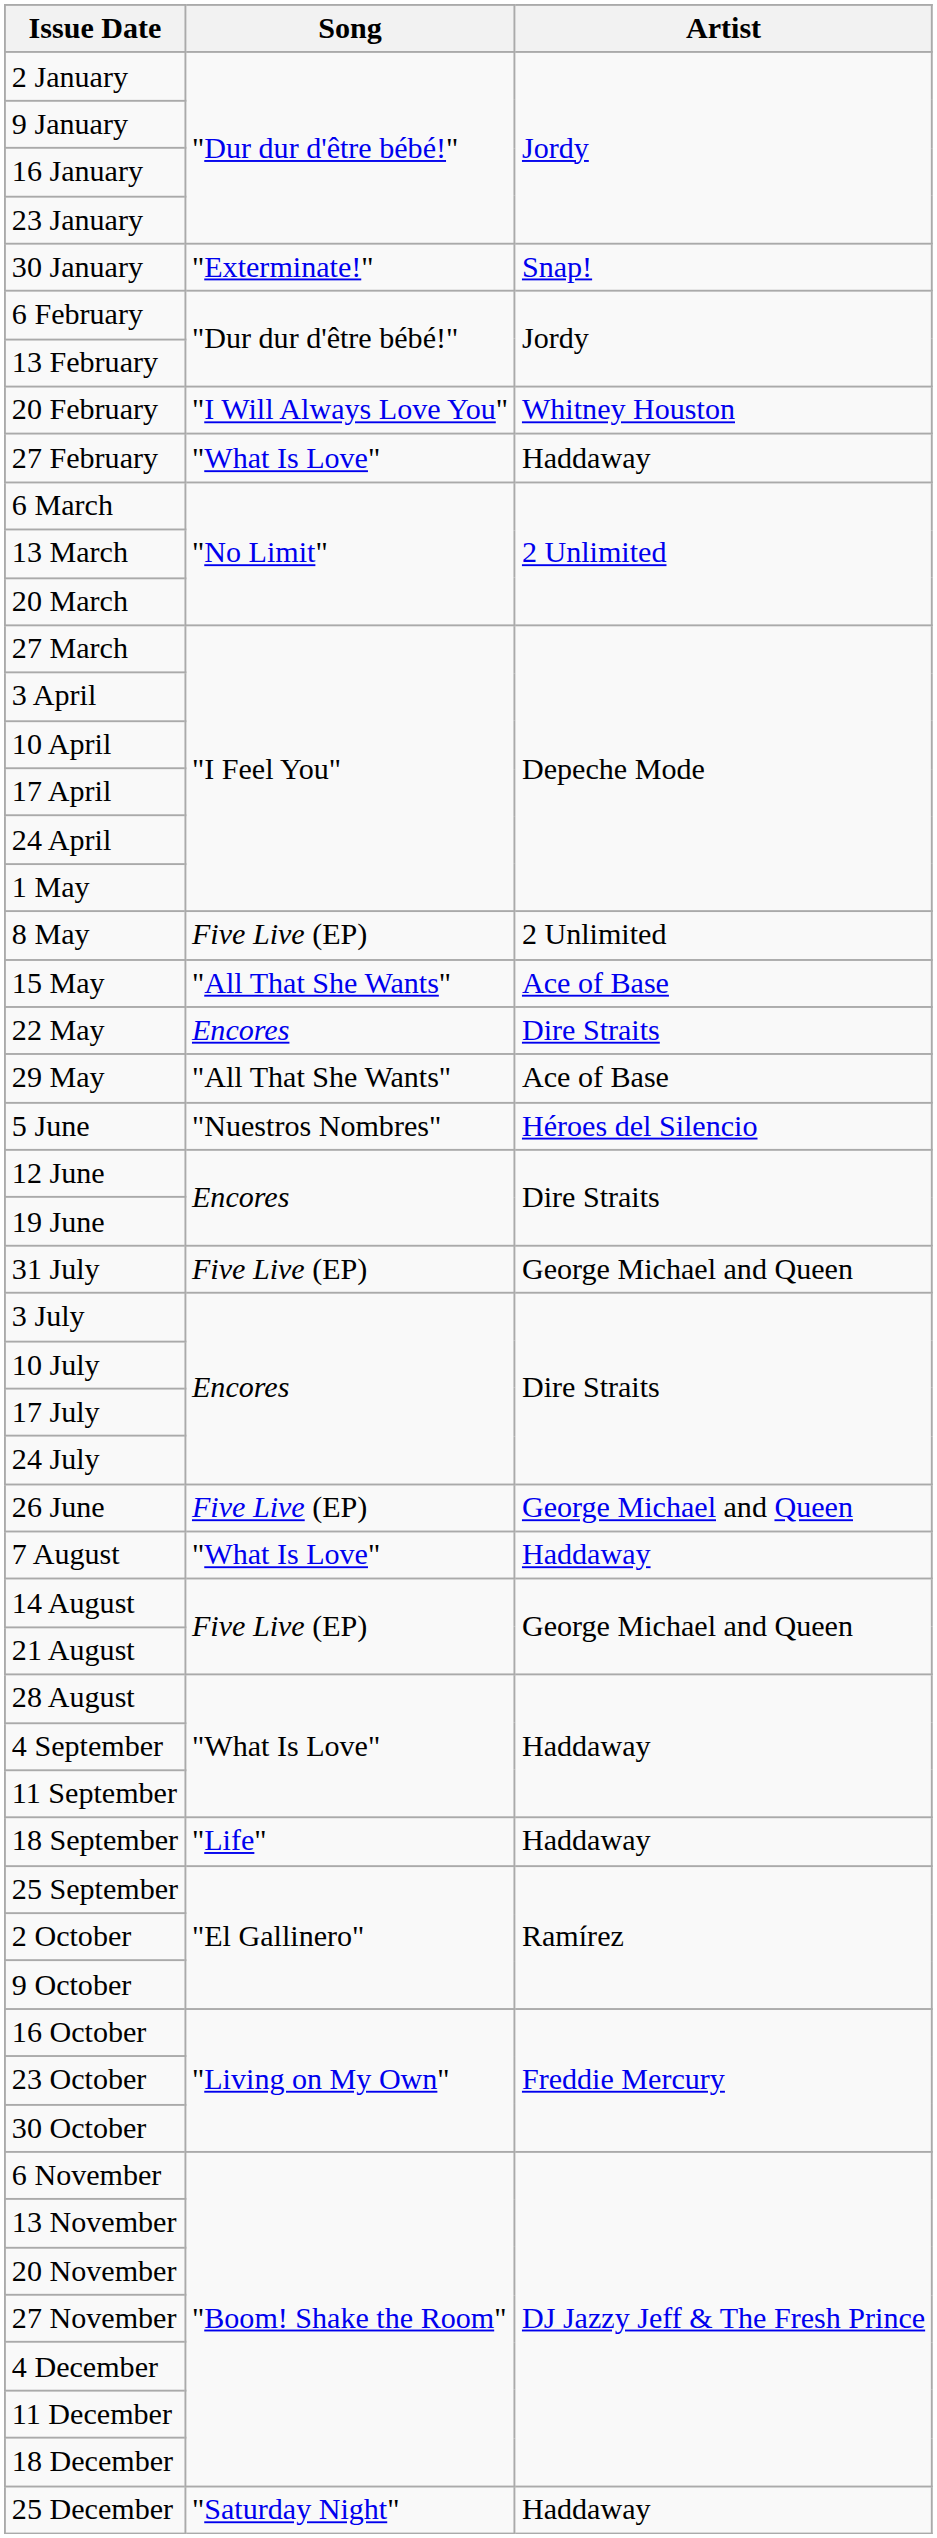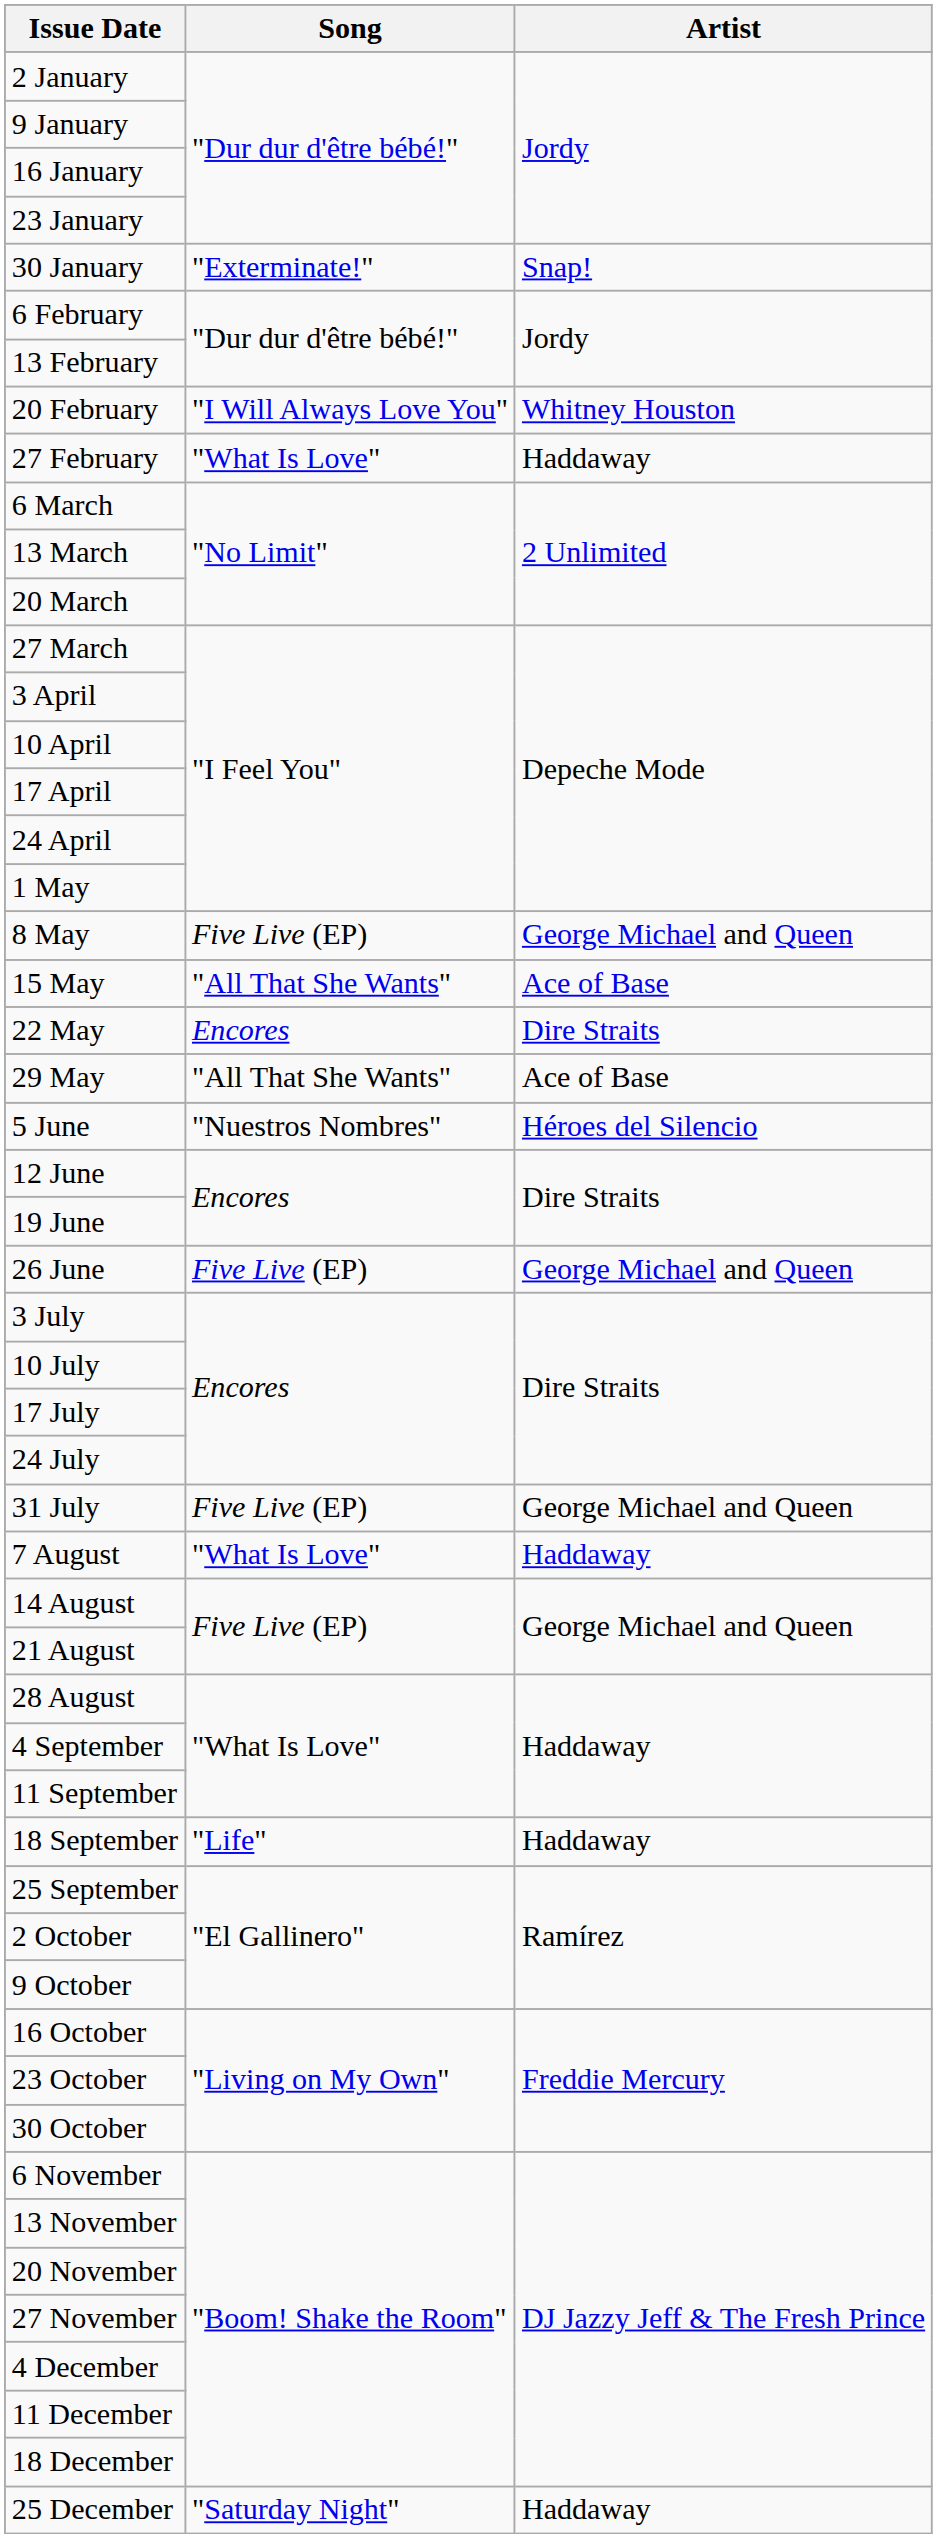(594, 934) 2 Unlimited -> (687, 934) George Michael and Queen
rows swapped: (58, 1507) <-> (56, 1268)
